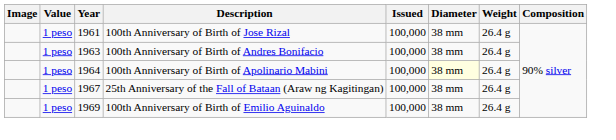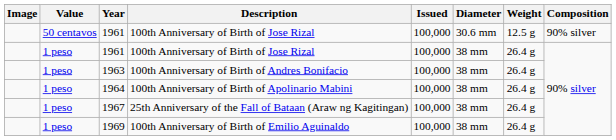+ row: (70, 33)
(447, 70) lightyellow background -> (472, 89) no background
